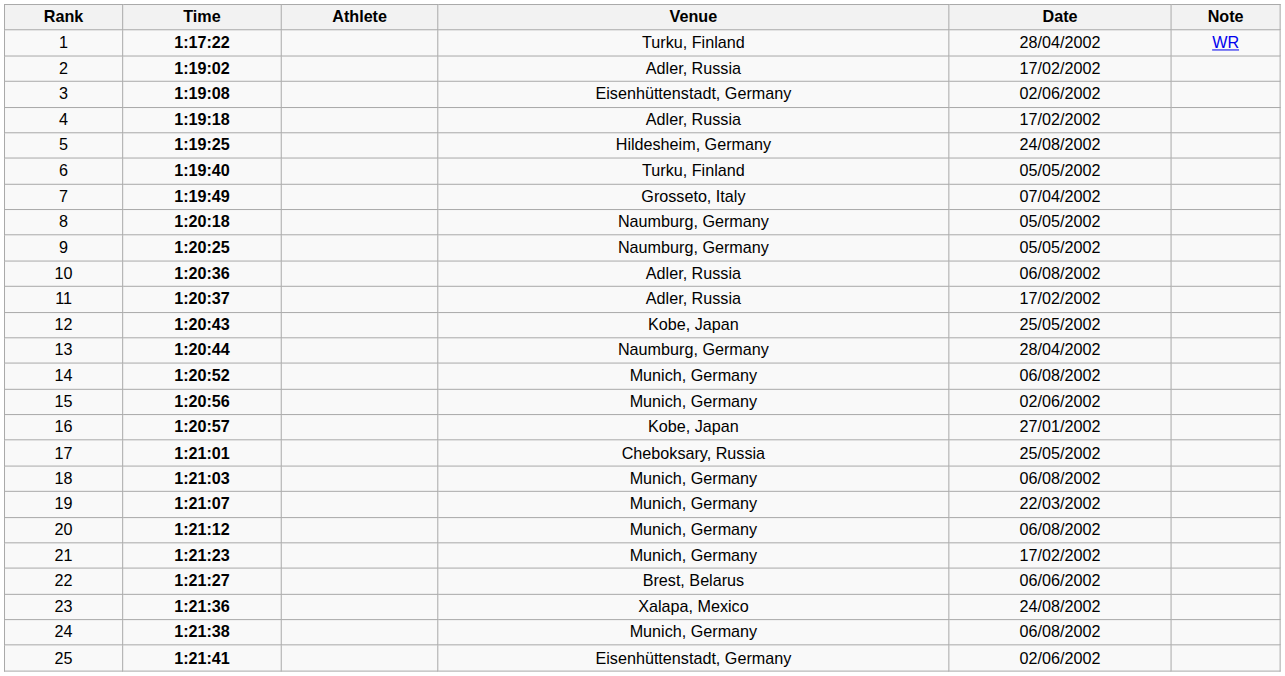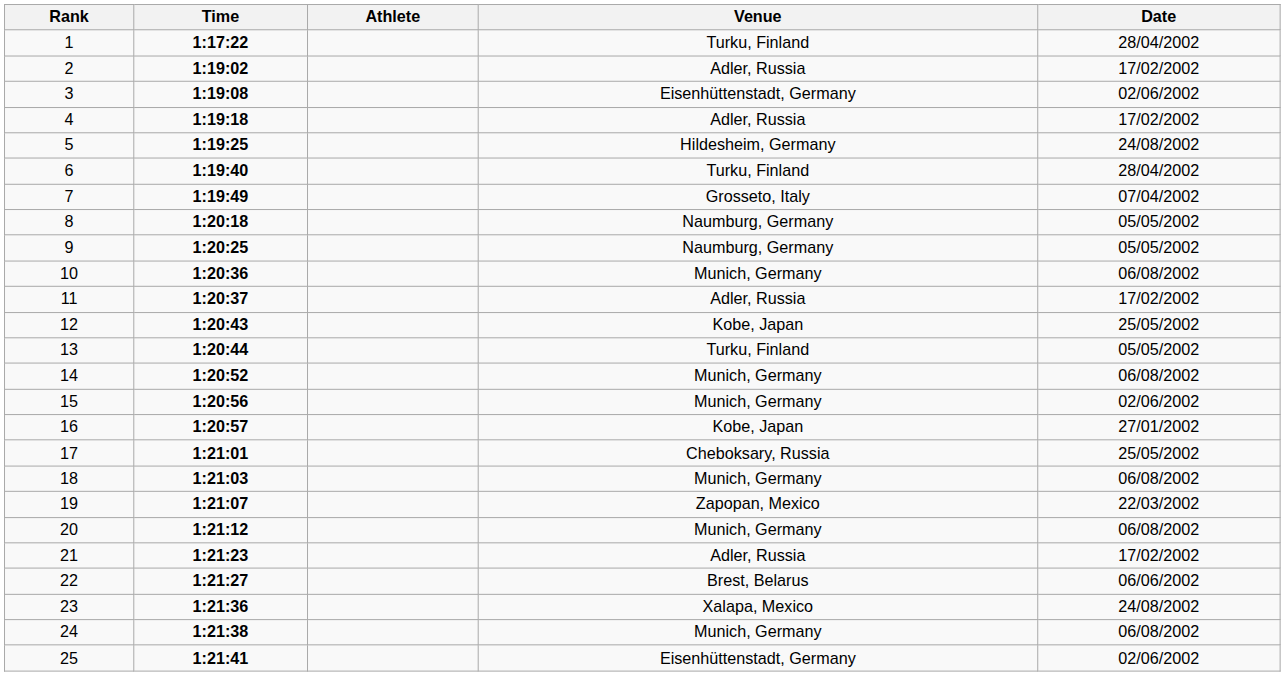- column: (1226, 17)
(1060, 171) 05/05/2002 -> (1159, 171) 28/04/2002
(693, 273) Adler, Russia -> (758, 273) Munich, Germany
(693, 350) Naumburg, Germany -> (758, 350) Turku, Finland
(1060, 350) 28/04/2002 -> (1159, 350) 05/05/2002
(693, 504) Munich, Germany -> (758, 504) Zapopan, Mexico
(693, 555) Munich, Germany -> (758, 555) Adler, Russia
